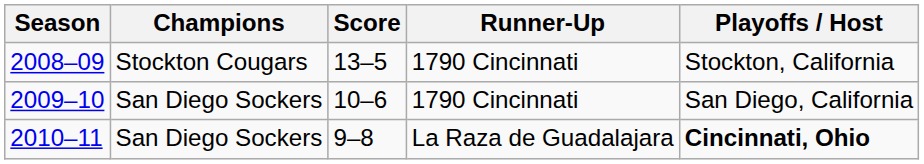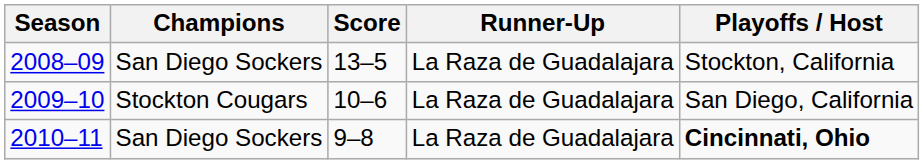(212, 61) Stockton Cougars -> (219, 61) San Diego Sockers
(495, 61) 1790 Cincinnati -> (543, 61) La Raza de Guadalajara
(219, 100) San Diego Sockers -> (212, 100) Stockton Cougars
(495, 100) 1790 Cincinnati -> (543, 100) La Raza de Guadalajara
